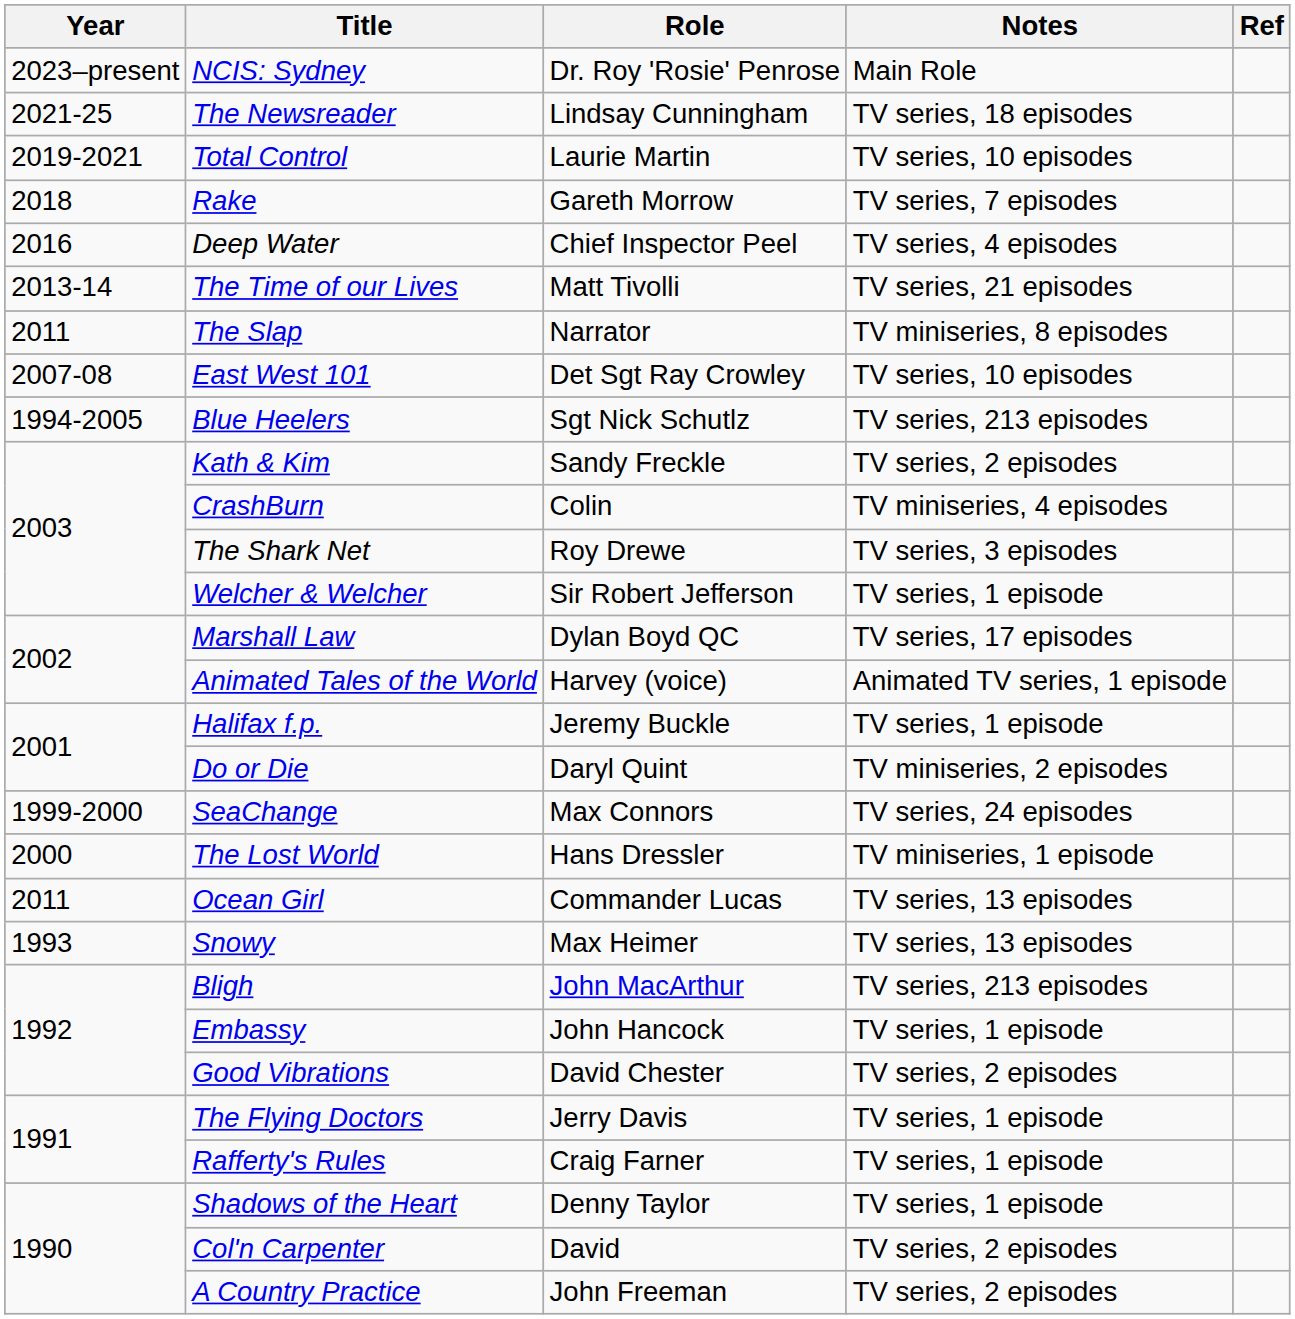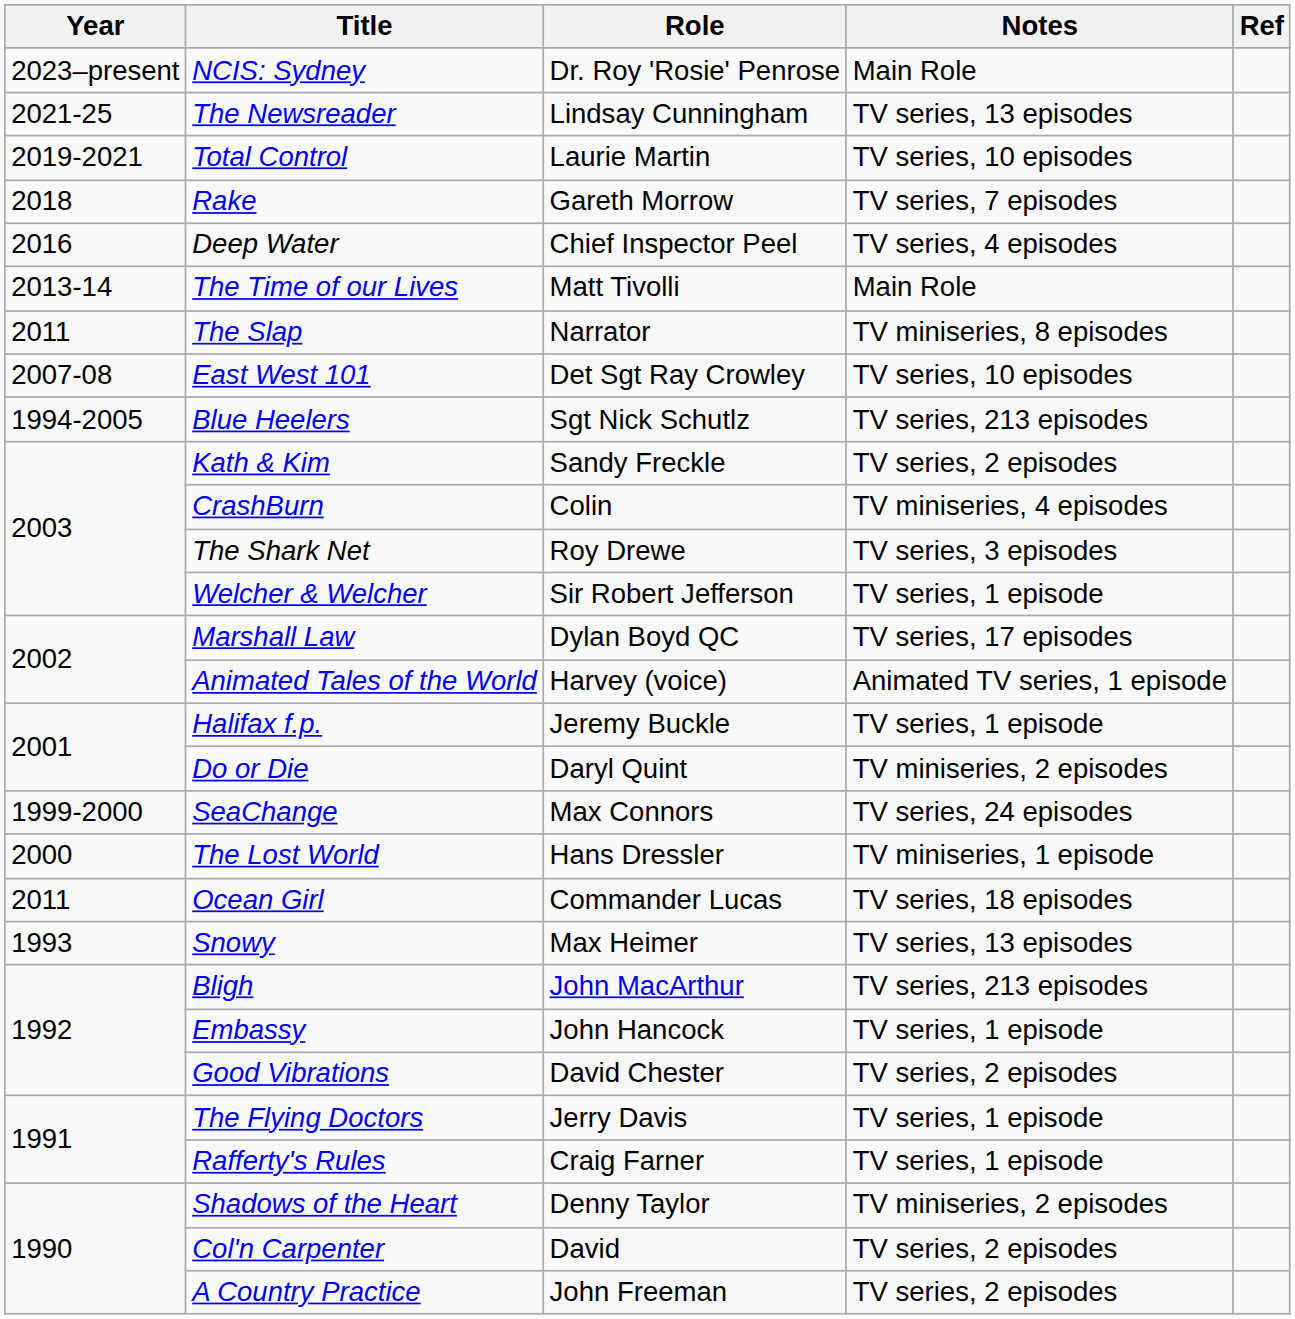(993, 113) TV series, 18 episodes -> (993, 113) TV series, 13 episodes
(993, 288) TV series, 21 episodes -> (915, 288) Main Role
(993, 899) TV series, 13 episodes -> (993, 899) TV series, 18 episodes
(978, 1204) TV series, 1 episode -> (1010, 1204) TV miniseries, 2 episodes
